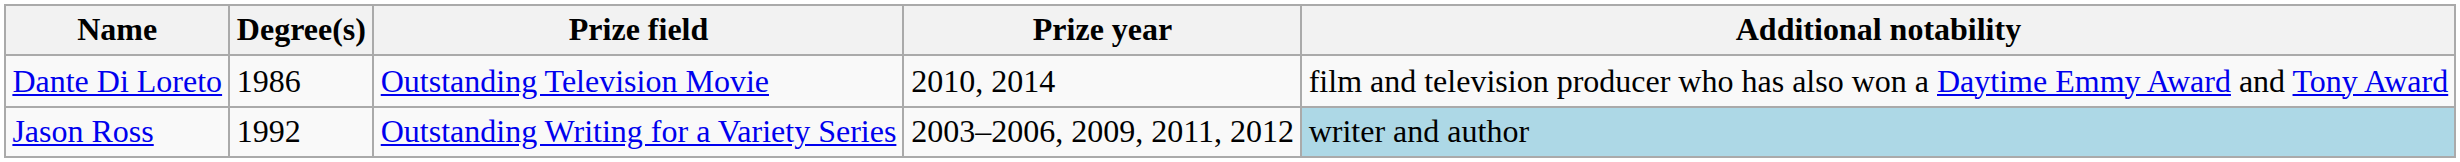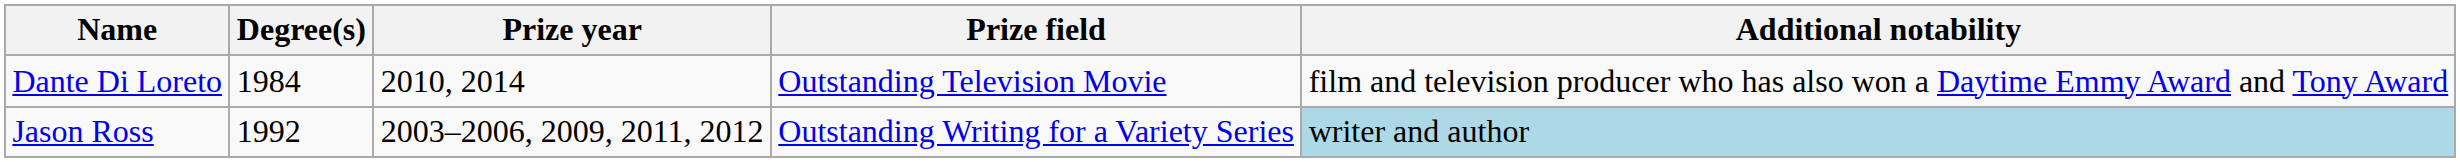columns swapped: (1103, 29) <-> (639, 29)
(269, 80) 1986 -> (269, 80) 1984
